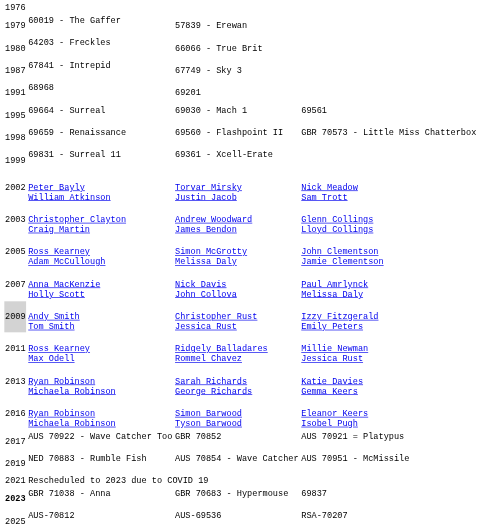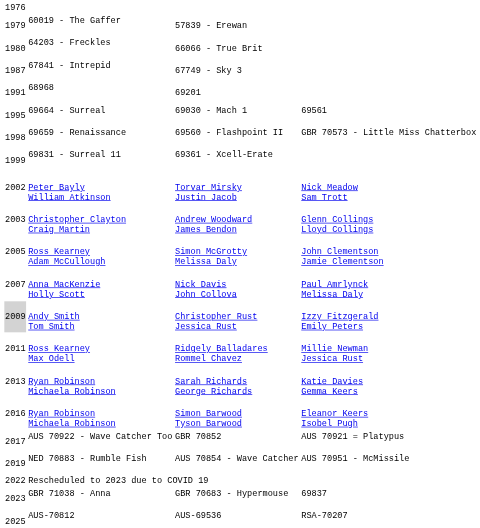(15, 481) 2021 -> (15, 481) 2022
(15, 499) bold -> (15, 499) normal
